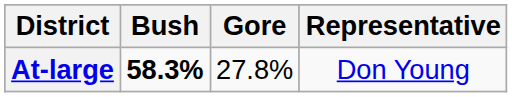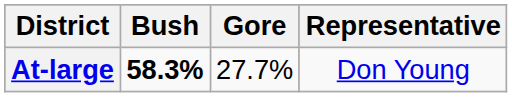(255, 69) 27.8% -> (255, 69) 27.7%
